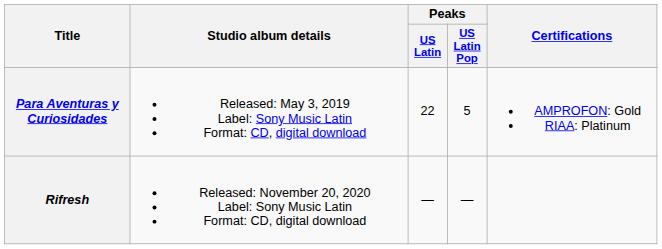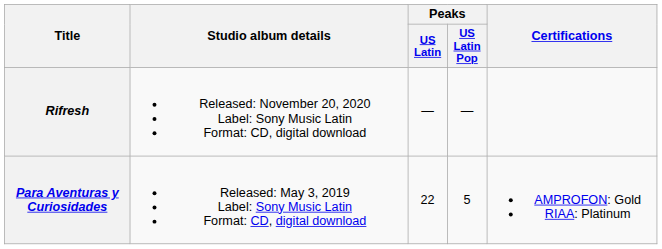rows swapped: (67, 111) <-> (67, 199)
